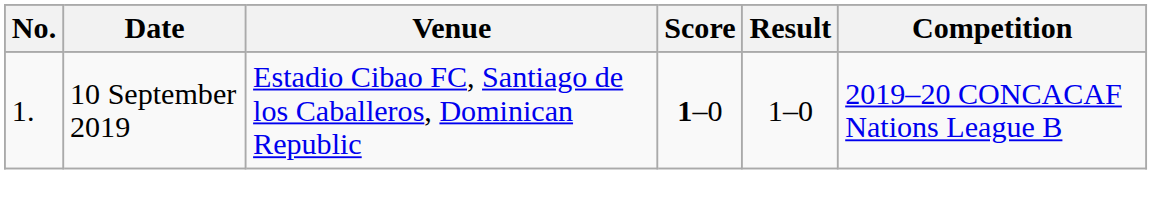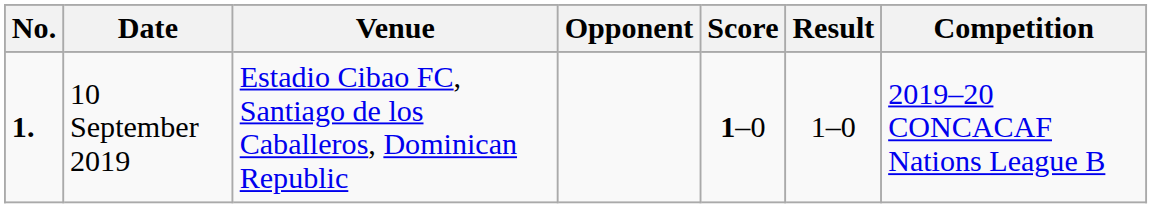+ column: (629, 28)
(23, 109) normal -> (23, 126) bold
